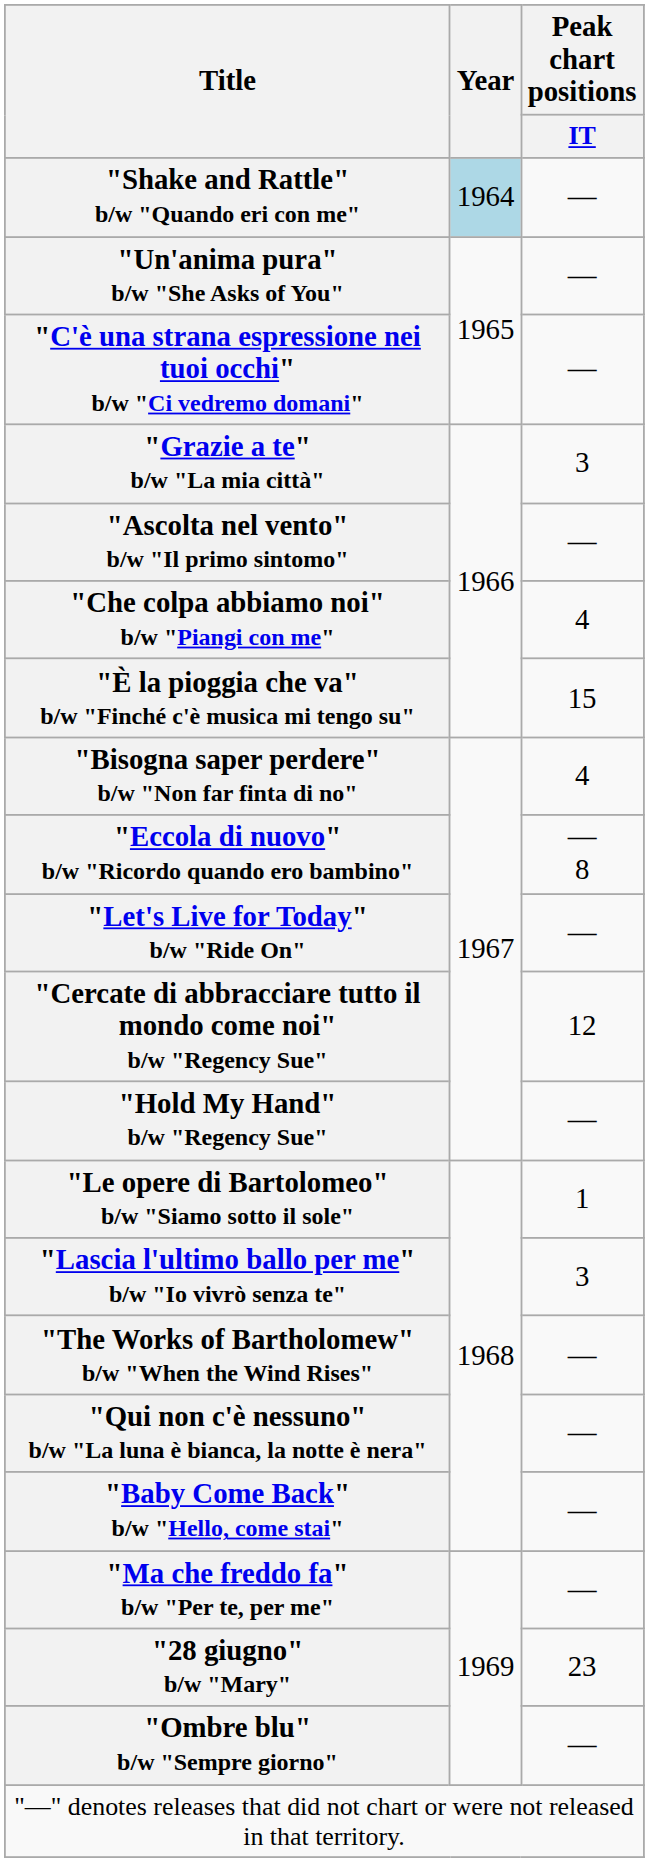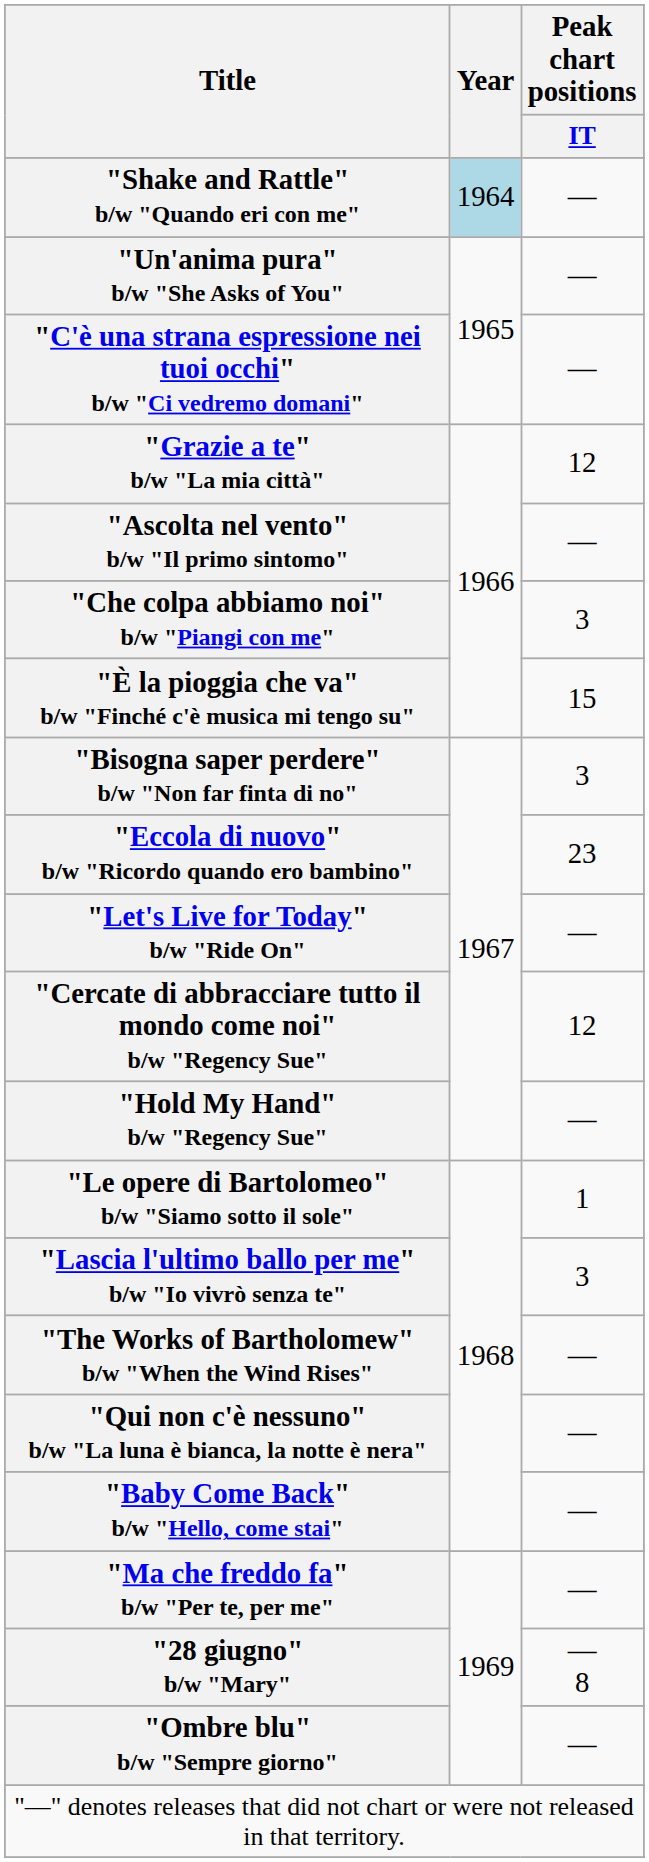(582, 463) 3 -> (582, 463) 12
(582, 619) 4 -> (582, 619) 3
(582, 775) 4 -> (582, 775) 3
(582, 853) — 8 -> (582, 853) 23
(582, 1666) 23 -> (582, 1666) — 8
